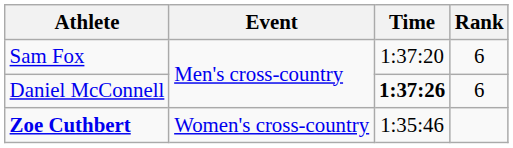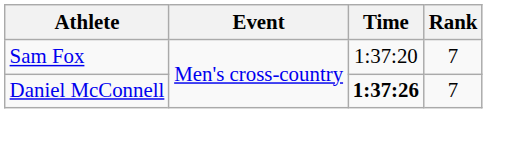(479, 56) 6 -> (453, 56) 7
(479, 90) 6 -> (453, 90) 7
- row: (70, 125)
